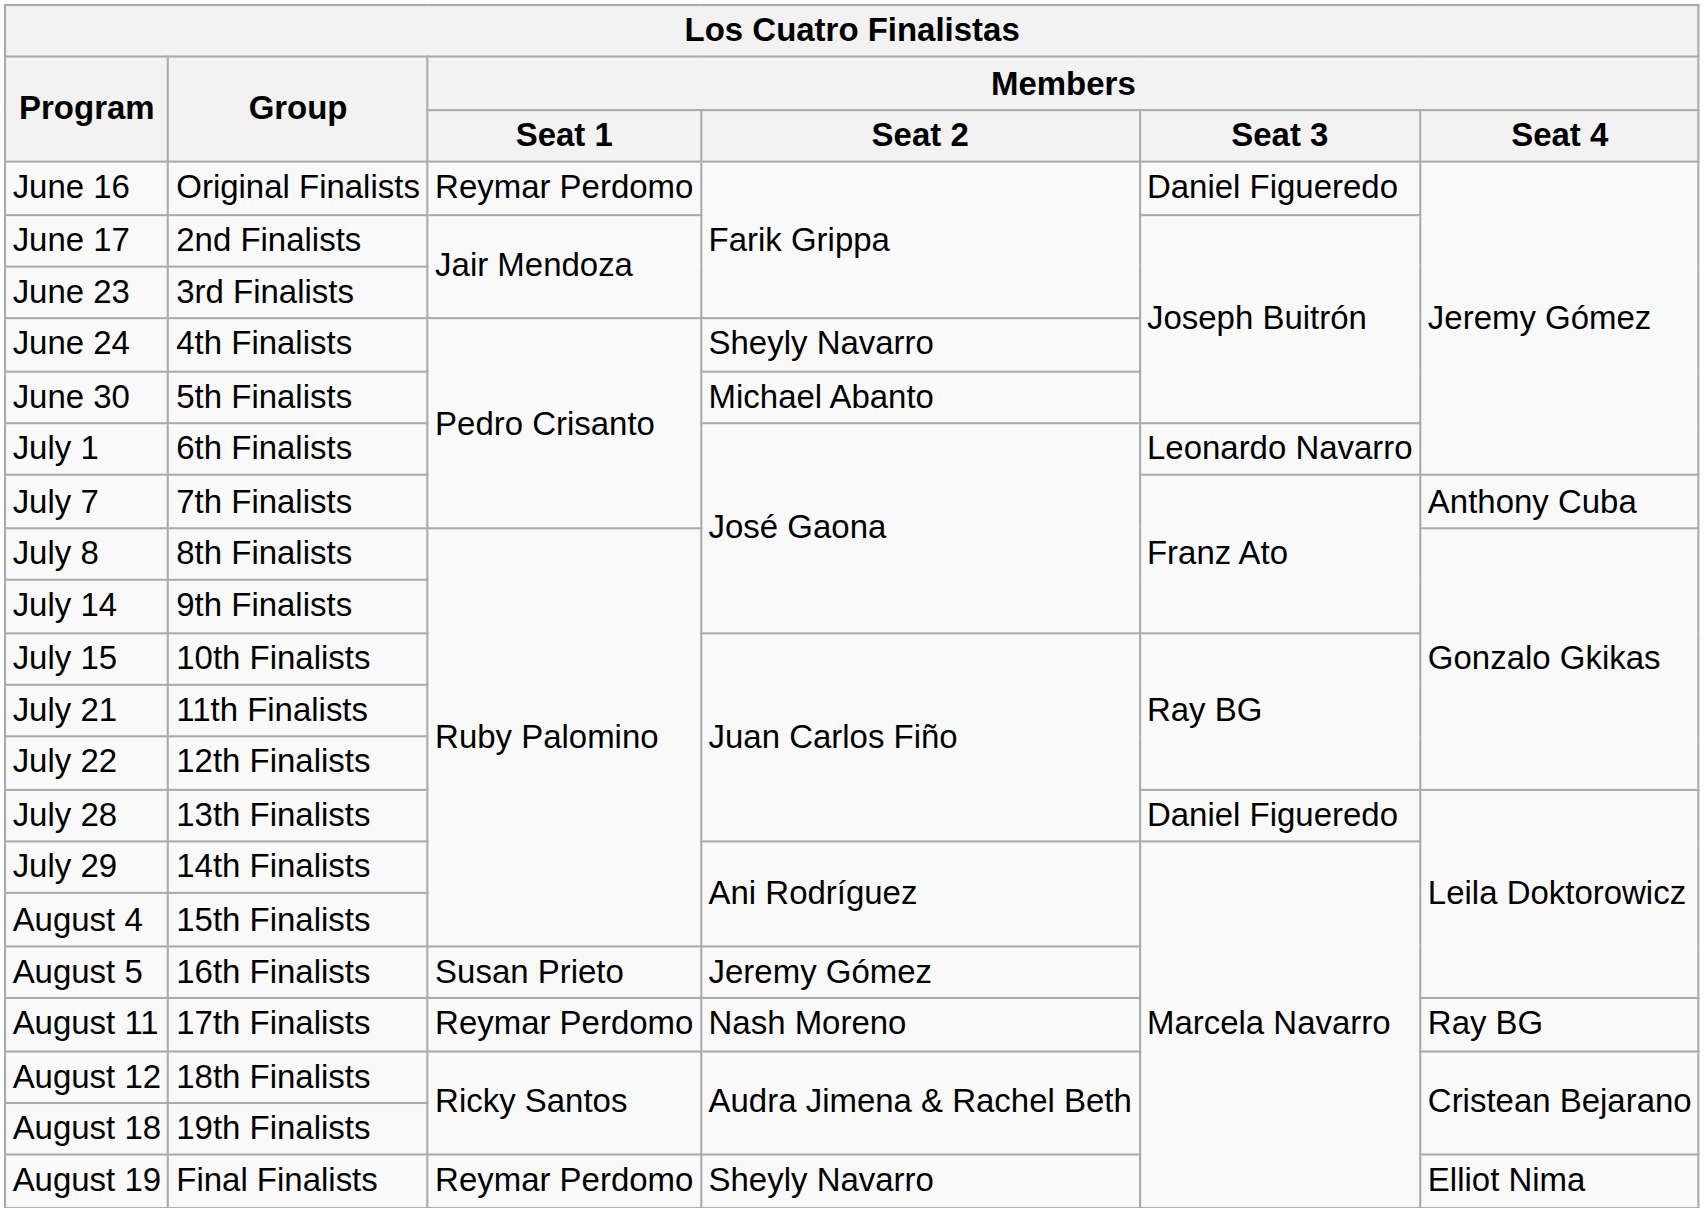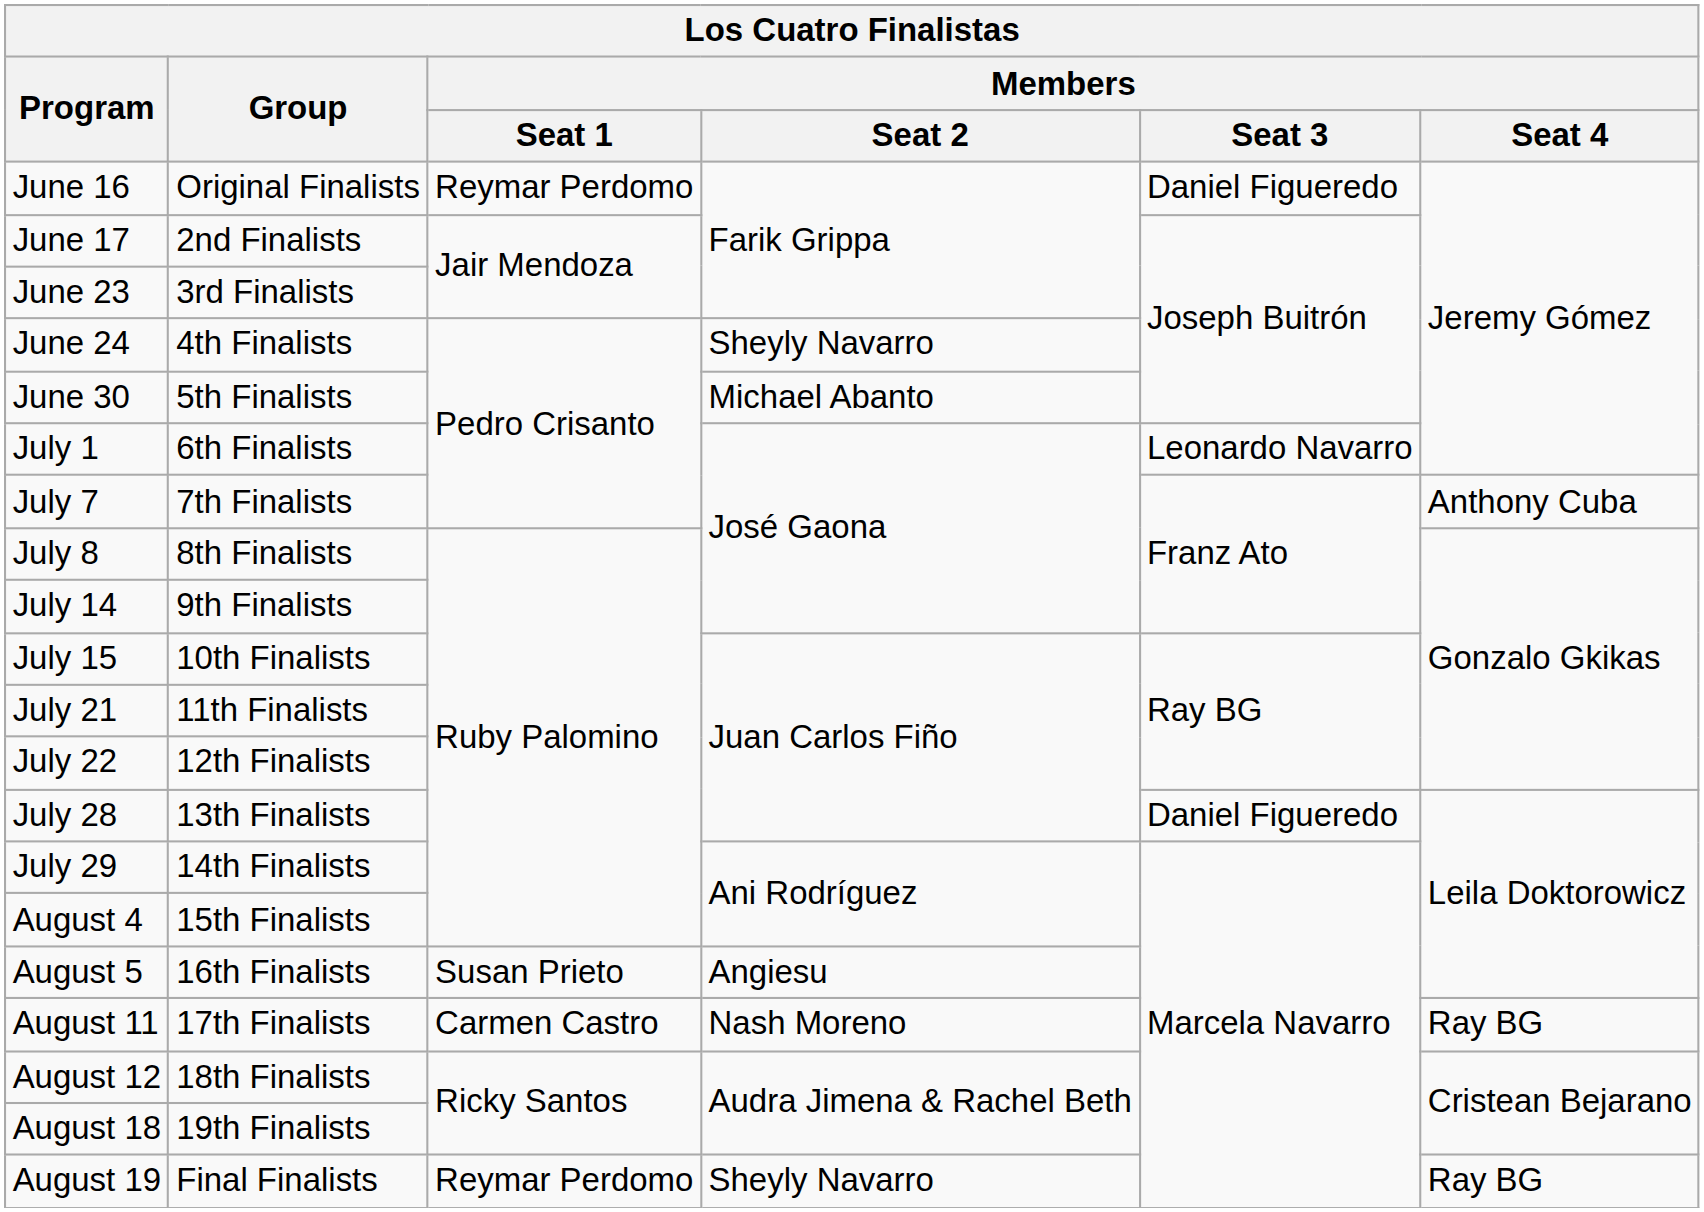(820, 971) Jeremy Gómez -> (768, 971) Angiesu
(564, 1023) Reymar Perdomo -> (547, 1023) Carmen Castro
(1507, 1180) Elliot Nima -> (1486, 1180) Ray BG
